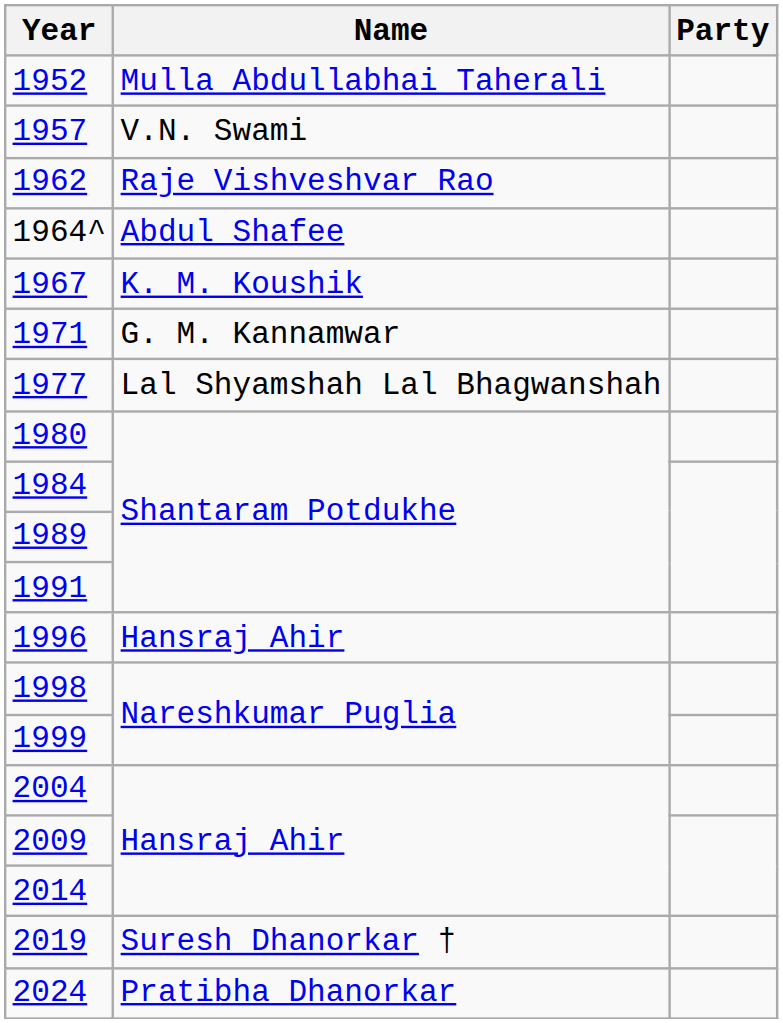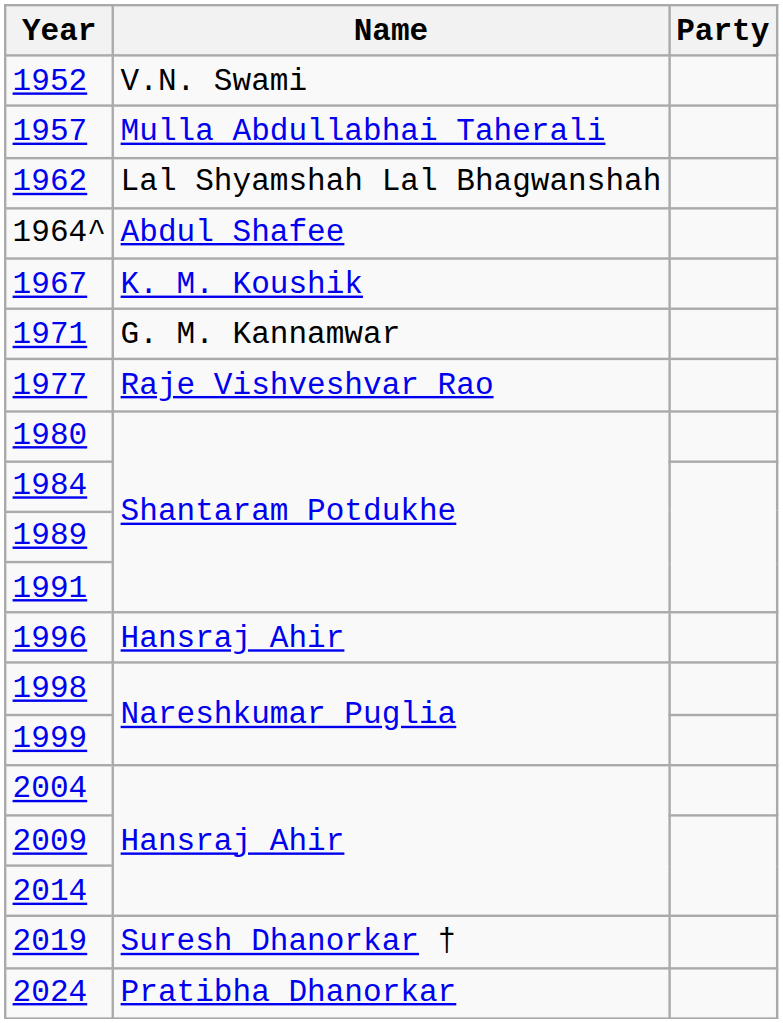(363, 81) Mulla Abdullabhai Taherali -> (214, 81) V.N. Swami
(214, 132) V.N. Swami -> (363, 132) Mulla Abdullabhai Taherali
(307, 182) Raje Vishveshvar Rao -> (391, 182) Lal Shyamshah Lal Bhagwanshah
(391, 385) Lal Shyamshah Lal Bhagwanshah -> (307, 385) Raje Vishveshvar Rao
